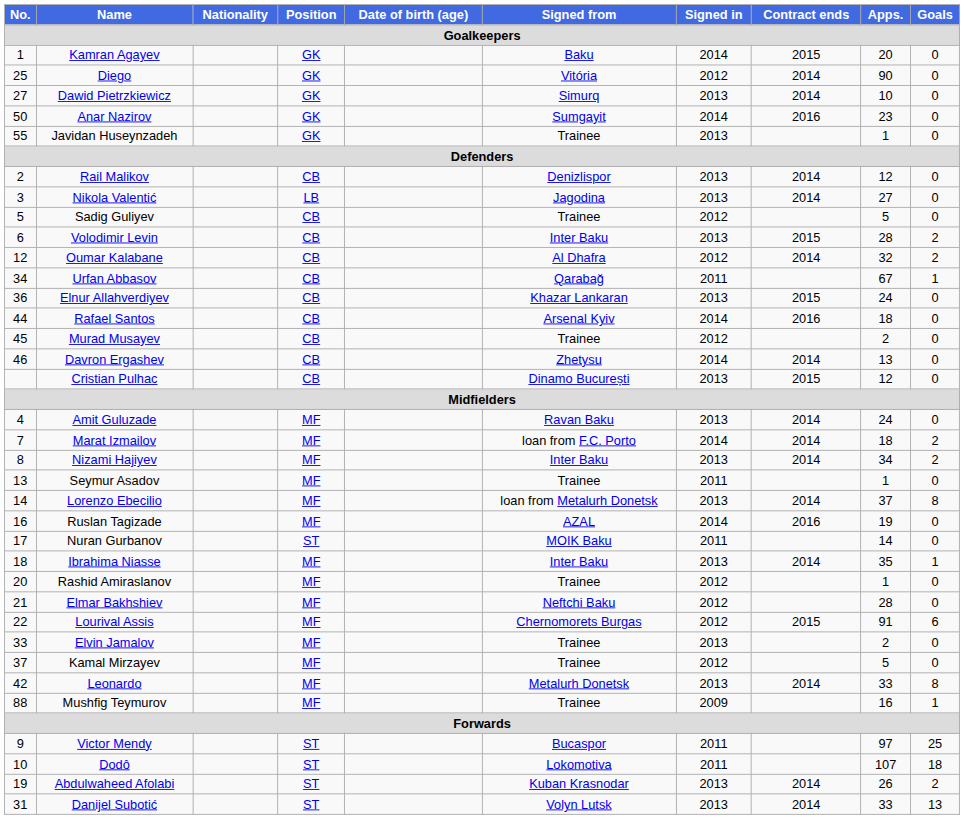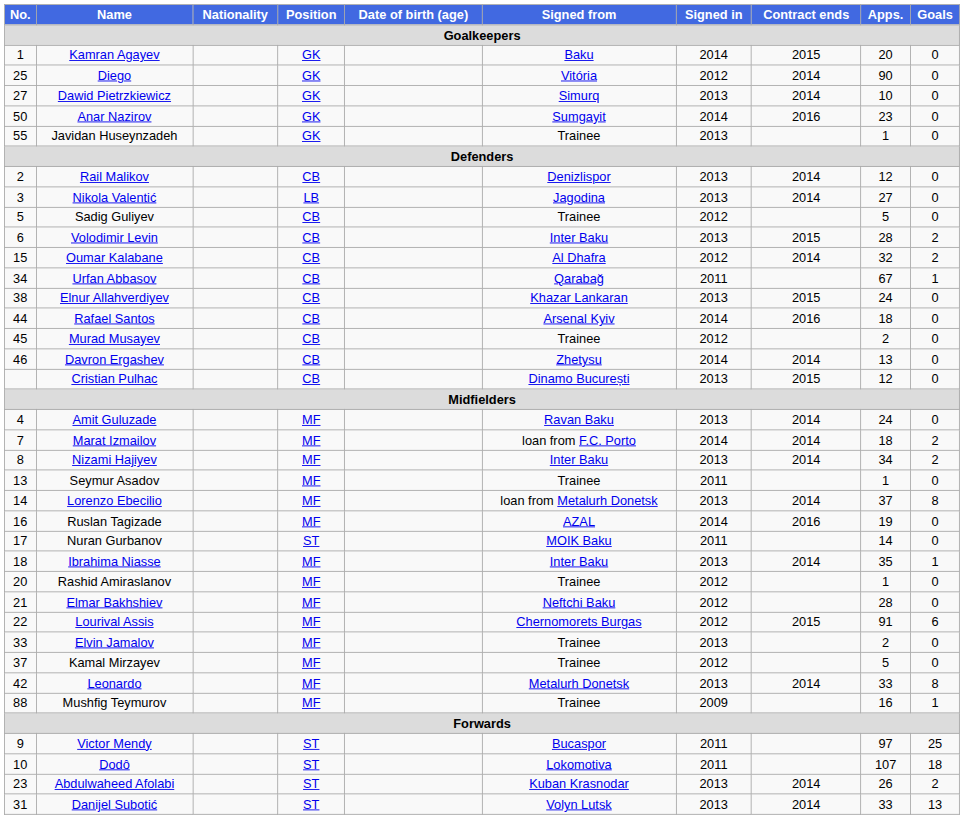(20, 258) 12 -> (20, 258) 15
(20, 298) 36 -> (20, 298) 38
(20, 784) 19 -> (20, 784) 23
